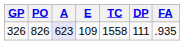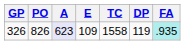(141, 31) 111 -> (141, 31) 119
(166, 31) no background -> (166, 31) paleturquoise background
